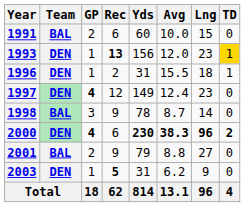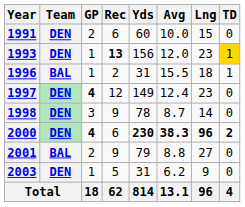(60, 34) BAL -> (60, 34) DEN
(60, 73) DEN -> (60, 73) BAL
(60, 113) BAL -> (60, 113) DEN
(115, 172) bold -> (115, 172) normal
